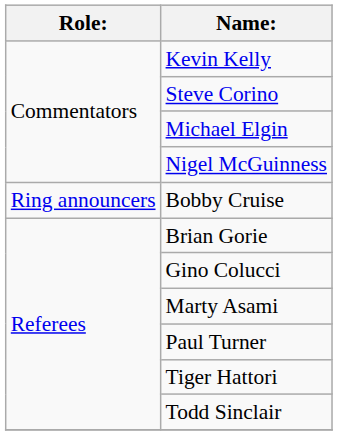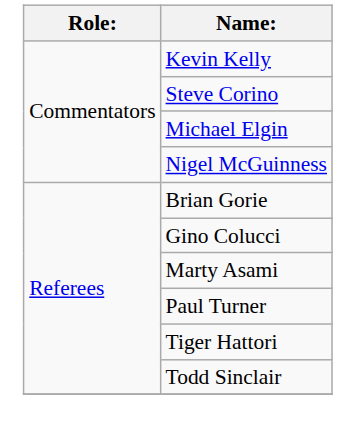- row: (225, 199)
